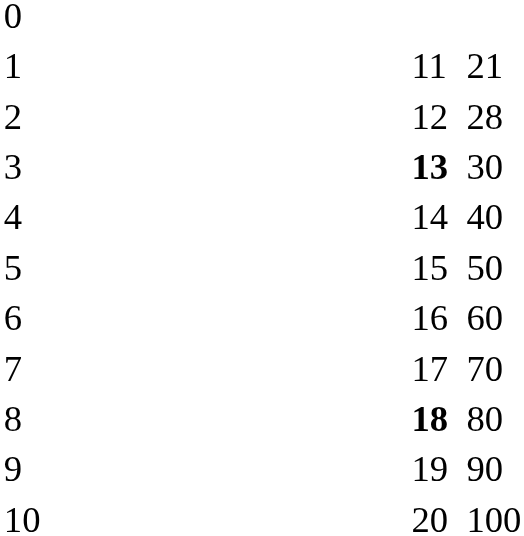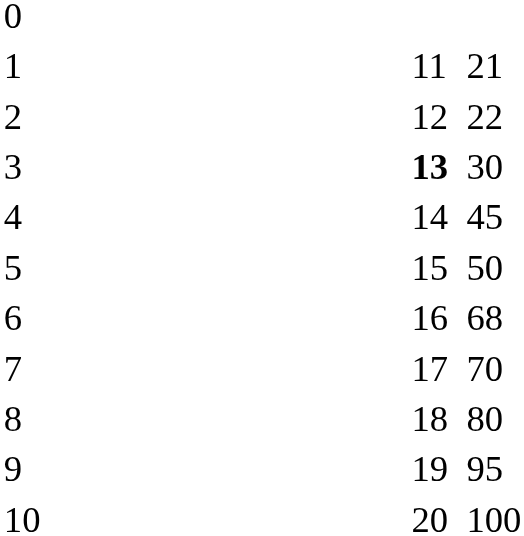(485, 116) 28 -> (485, 116) 22
(485, 217) 40 -> (485, 217) 45
(485, 318) 60 -> (485, 318) 68
(430, 418) bold -> (430, 418) normal
(485, 469) 90 -> (485, 469) 95
